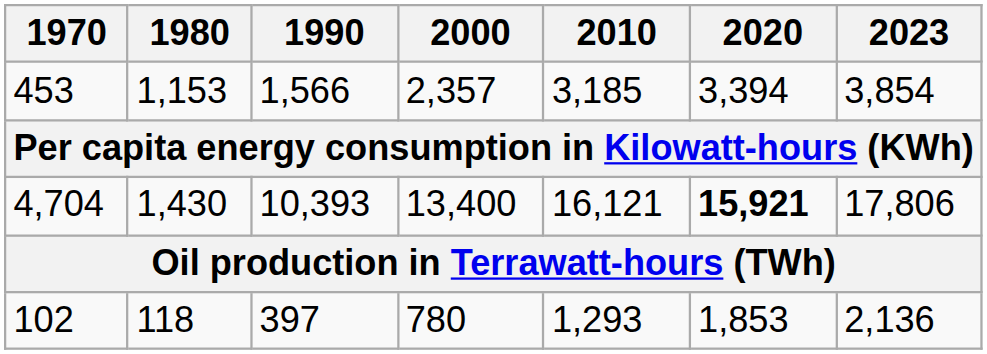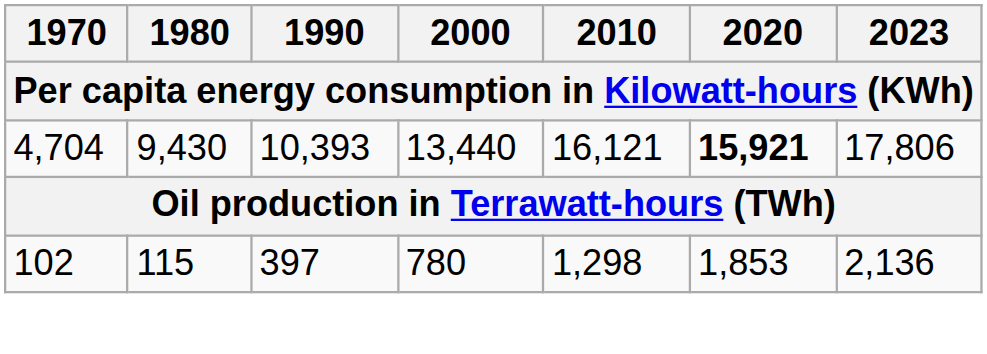- row: (44, 90)
(182, 205) 1,430 -> (182, 147) 9,430
(461, 205) 13,400 -> (461, 147) 13,440
(165, 319) 118 -> (165, 262) 115
(597, 319) 1,293 -> (597, 262) 1,298
